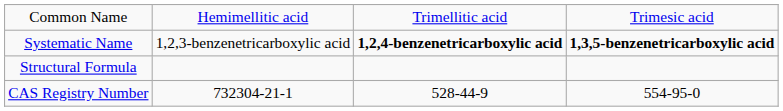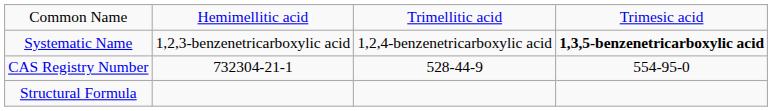(460, 43) bold -> (455, 43) normal
rows swapped: (78, 68) <-> (78, 93)
